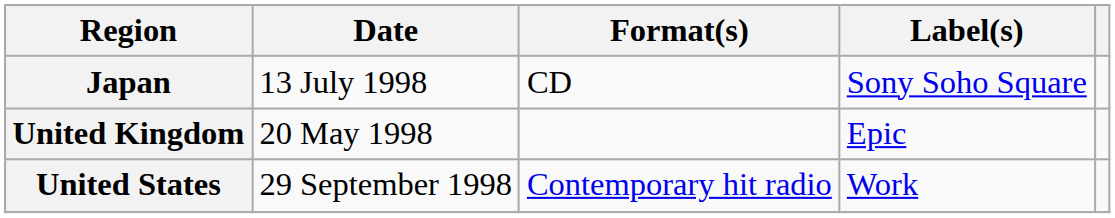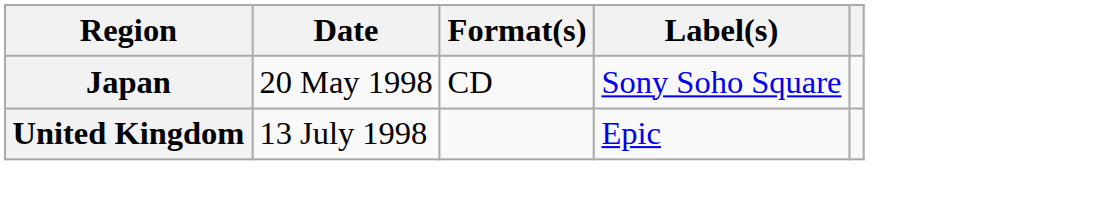(343, 81) 13 July 1998 -> (346, 81) 20 May 1998
(346, 133) 20 May 1998 -> (343, 133) 13 July 1998
- row: (128, 184)
